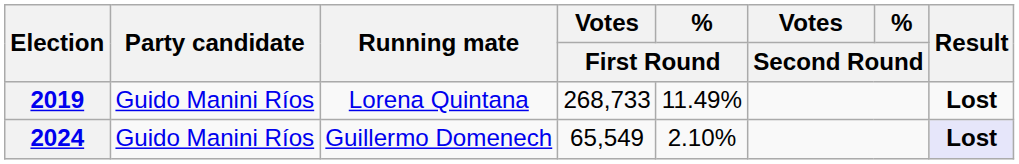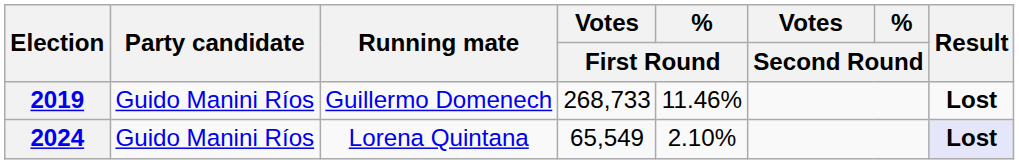(439, 100) Lorena Quintana -> (439, 100) Guillermo Domenech
(702, 100) 11.49% -> (702, 100) 11.46%
(439, 138) Guillermo Domenech -> (439, 138) Lorena Quintana
